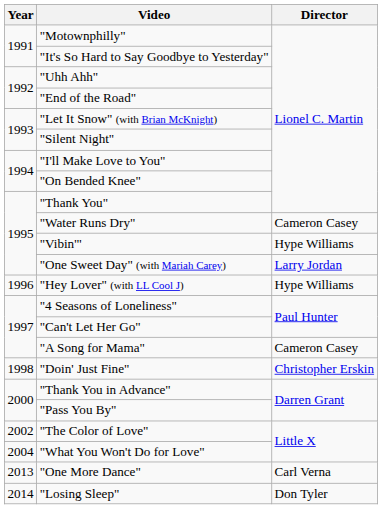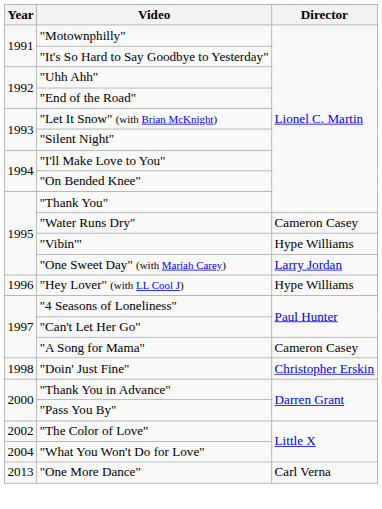- row: (80, 493)
